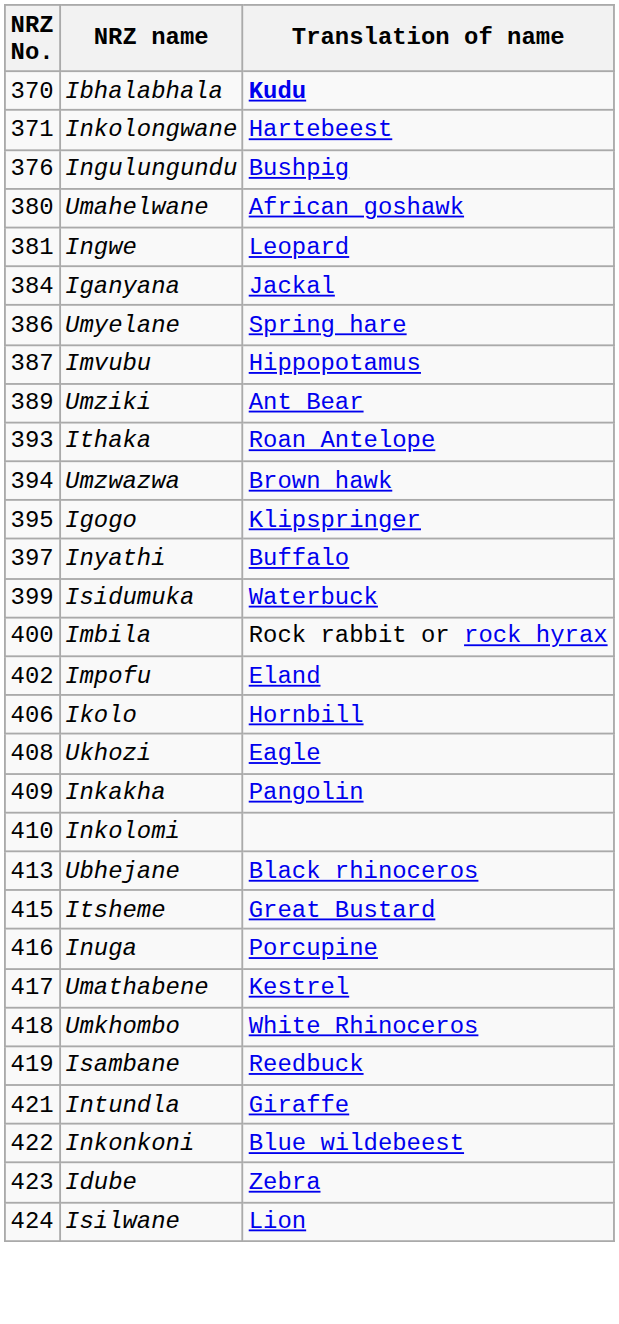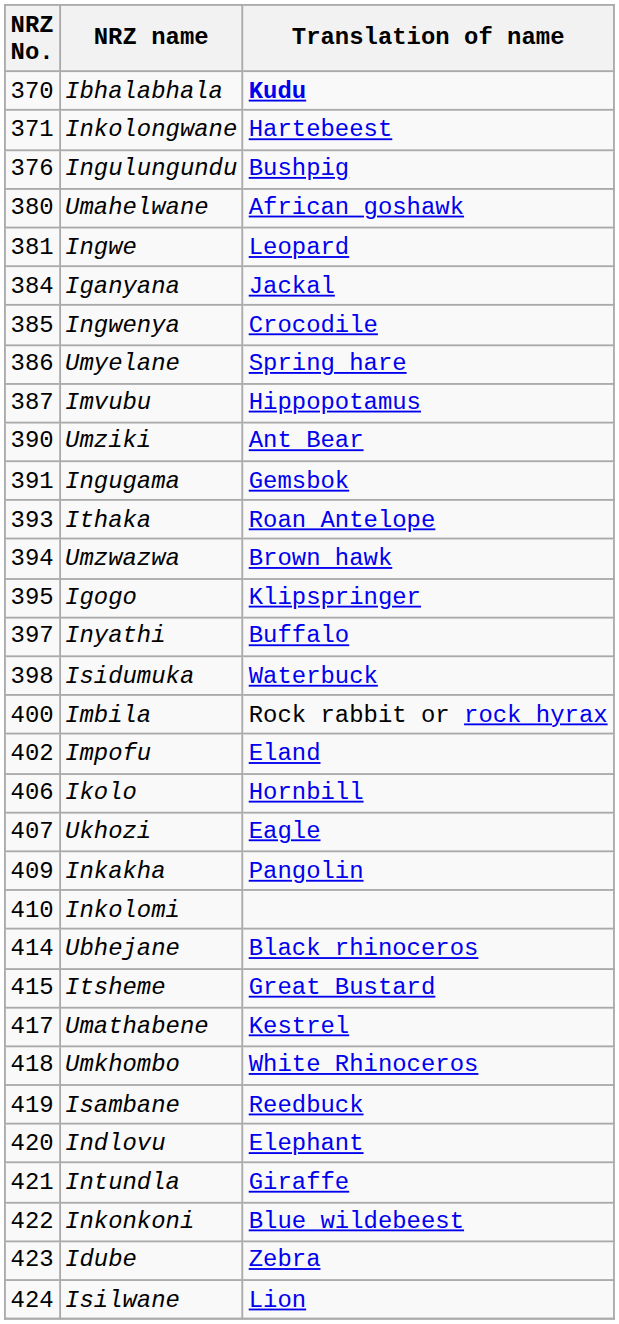+ row: (122, 325)
(32, 403) 389 -> (32, 442) 390
+ row: (122, 481)
(32, 598) 399 -> (32, 676) 398
(32, 754) 408 -> (32, 832) 407
(32, 871) 413 -> (32, 949) 414
- row: (101, 949)
+ row: (115, 1144)
